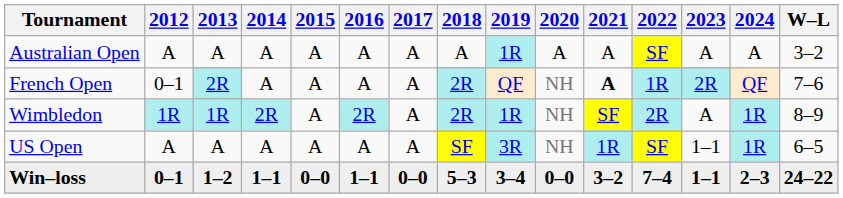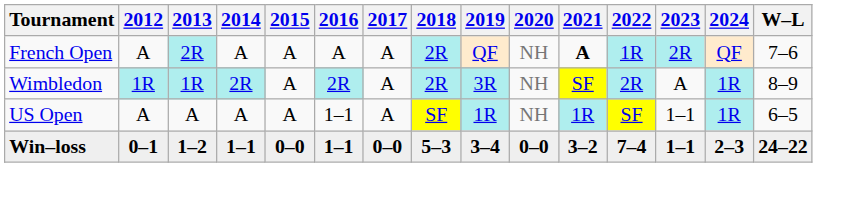- row: (74, 51)
(169, 83) 0–1 -> (143, 51) A
(511, 114) 1R -> (485, 83) 3R
(364, 146) A -> (339, 114) 1–1
(511, 146) 3R -> (485, 114) 1R
